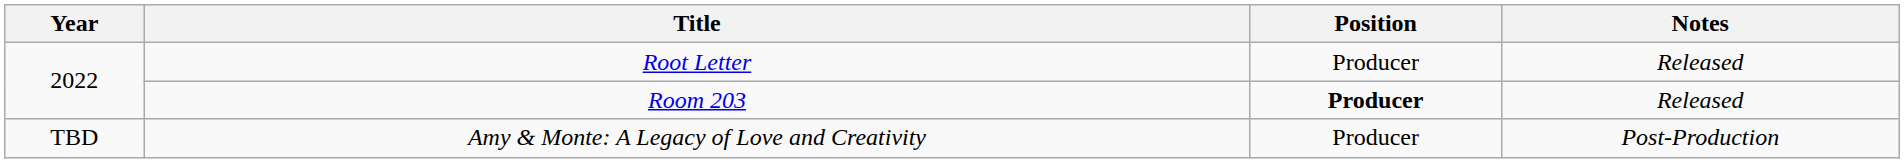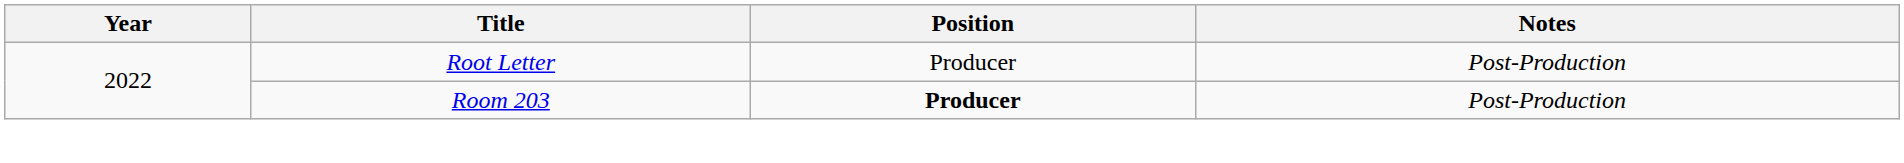(1700, 61) Released -> (1547, 61) Post-Production
(1700, 99) Released -> (1547, 99) Post-Production
- row: (697, 137)
